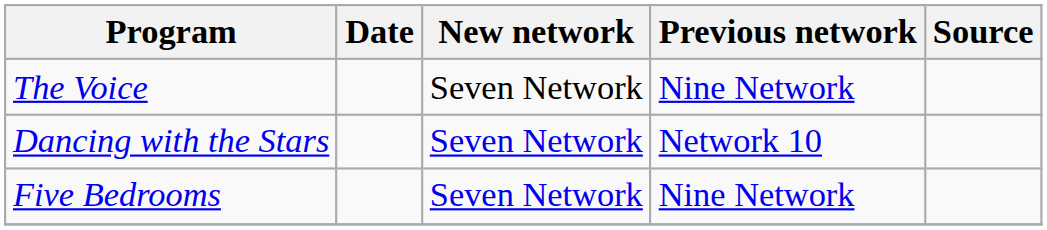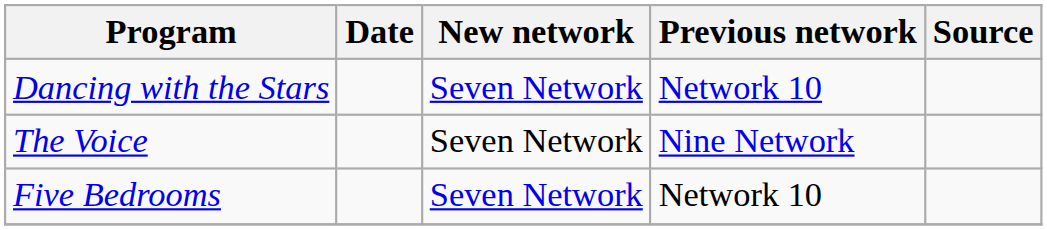rows swapped: (171, 140) <-> (80, 86)
(757, 195) Nine Network -> (740, 195) Network 10
